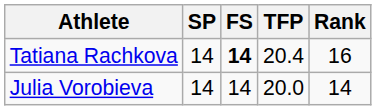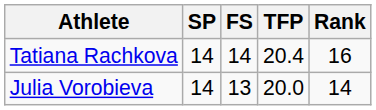(239, 55) bold -> (239, 55) normal
(239, 89) 14 -> (239, 89) 13
